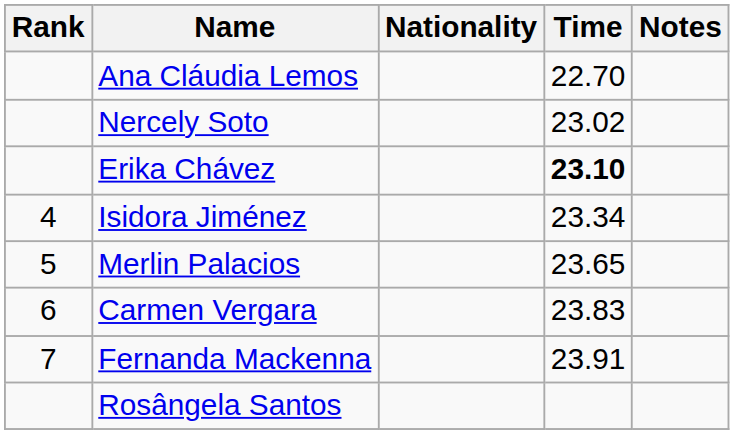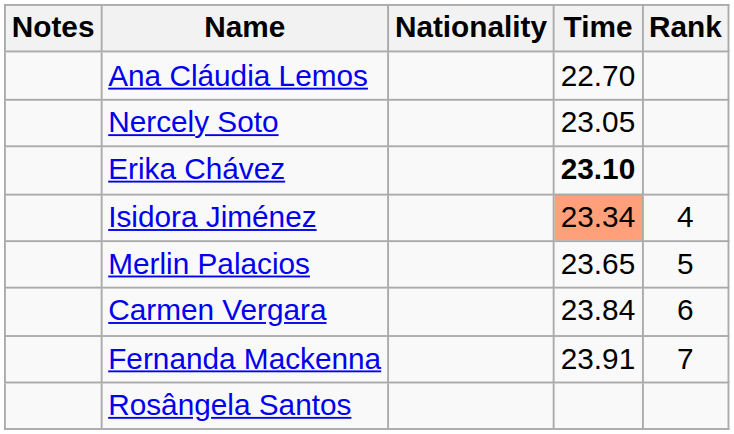columns swapped: (48, 28) <-> (680, 28)
(588, 122) 23.02 -> (598, 122) 23.05
(588, 216) no background -> (598, 216) lightsalmon background
(588, 311) 23.83 -> (598, 311) 23.84
